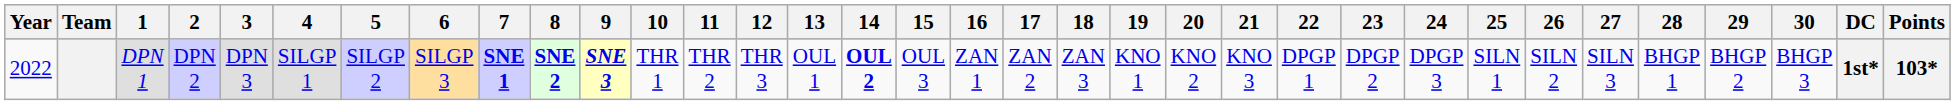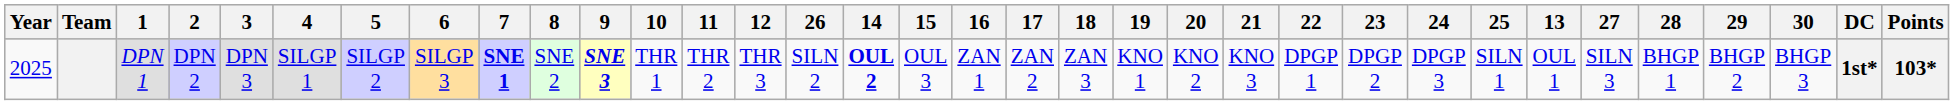columns swapped: (814, 21) <-> (1554, 21)
(31, 68) 2022 -> (31, 68) 2025
(555, 68) bold -> (554, 68) normal
